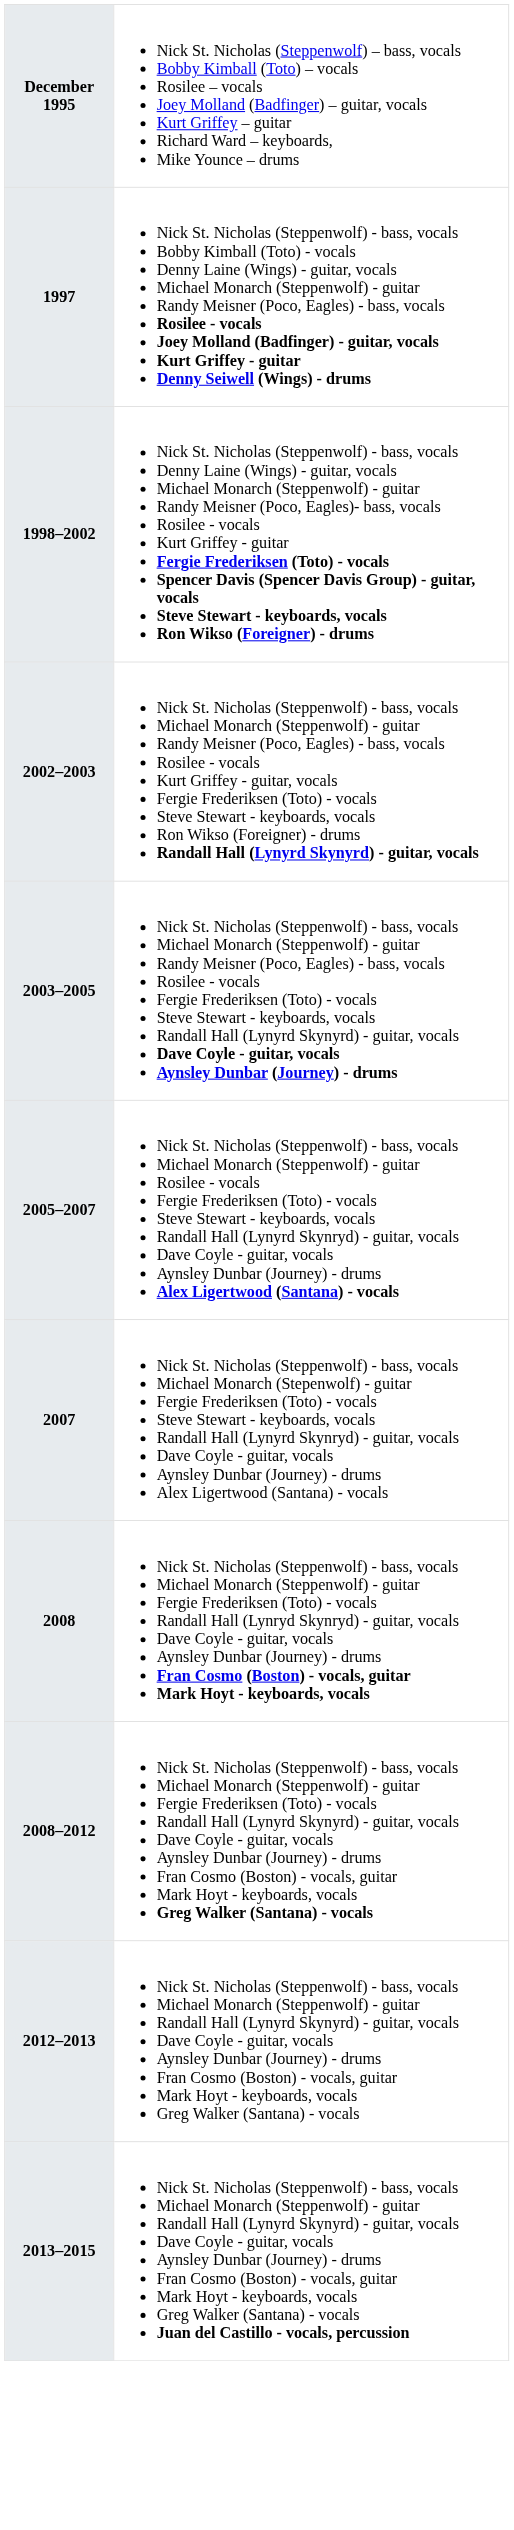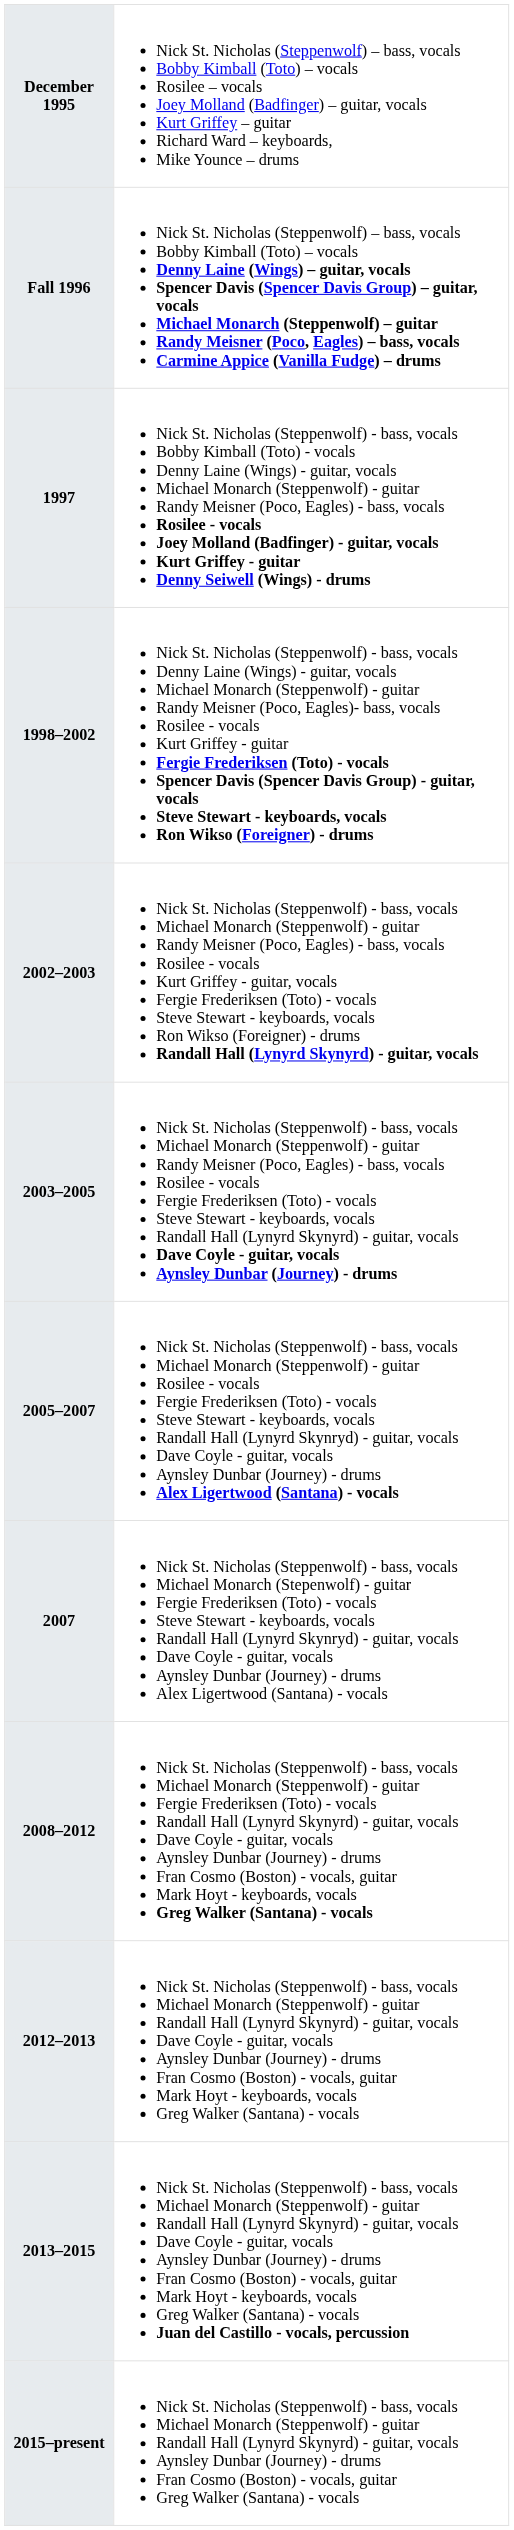+ row: (59, 287)
- row: (59, 1621)
+ row: (59, 2443)
